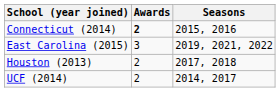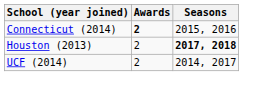- row: (68, 46)
(206, 62) normal -> (206, 46) bold
